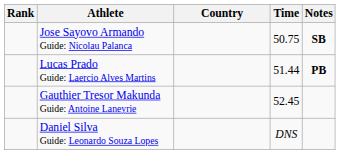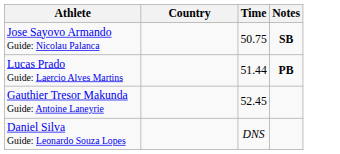- column: (21, 13)
